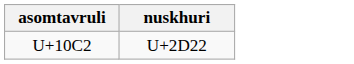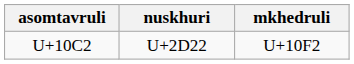+ column: (292, 18)
